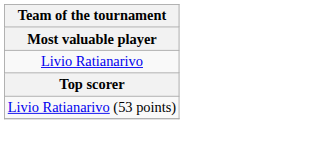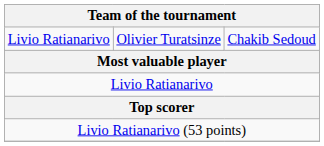+ row: (169, 38)
